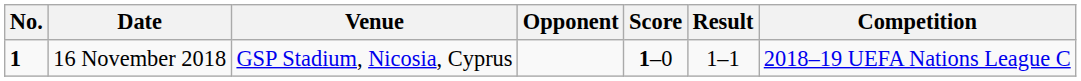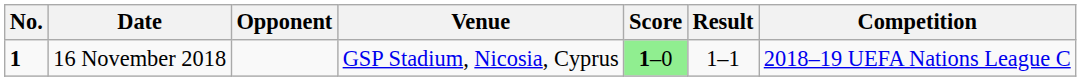columns swapped: (374, 22) <-> (571, 22)
(656, 57) no background -> (656, 57) lightgreen background
